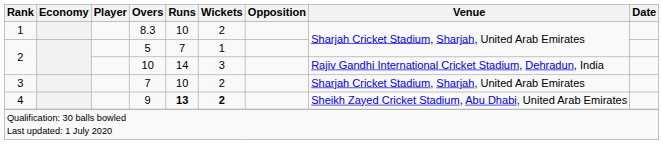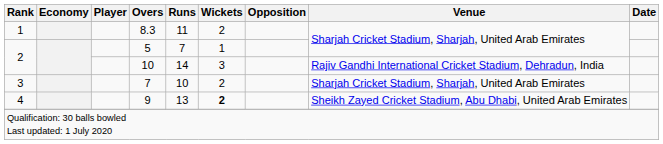(182, 30) 10 -> (182, 30) 11
(182, 100) bold -> (182, 100) normal
